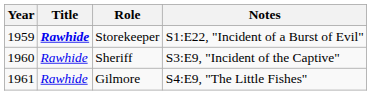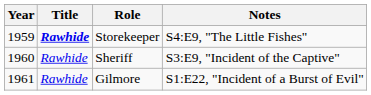(265, 36) S1:E22, "Incident of a Burst of Evil" -> (237, 36) S4:E9, "The Little Fishes"
(237, 79) S4:E9, "The Little Fishes" -> (265, 79) S1:E22, "Incident of a Burst of Evil"
